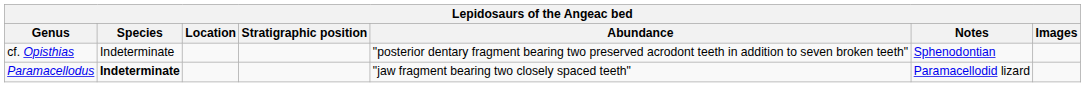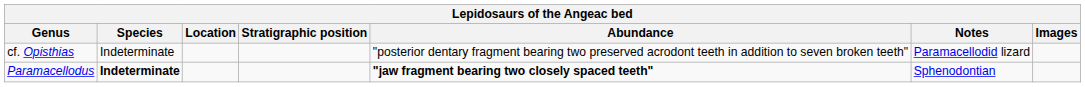(955, 52) Sphenodontian -> (972, 52) Paramacellodid lizard
(502, 71) normal -> (513, 71) bold
(972, 71) Paramacellodid lizard -> (955, 71) Sphenodontian
